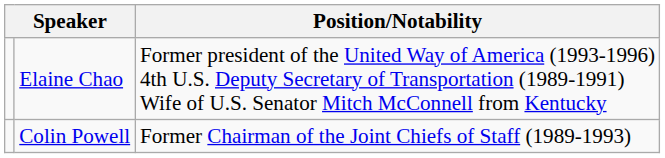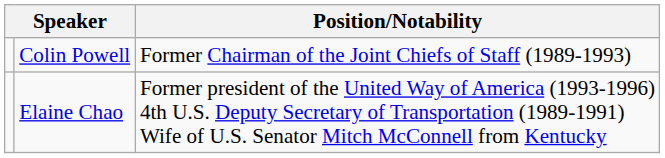rows swapped: (75, 135) <-> (71, 78)
